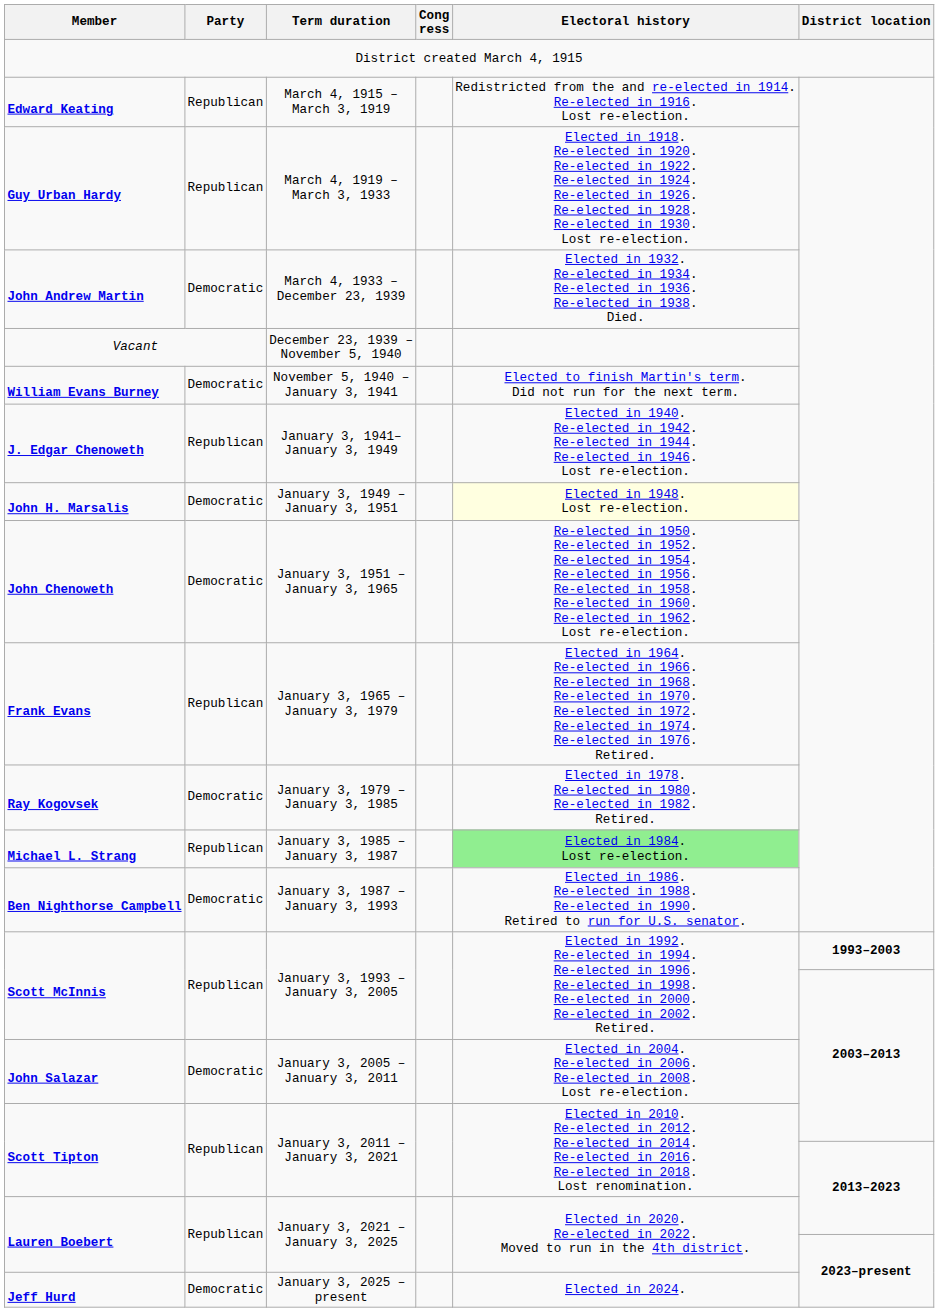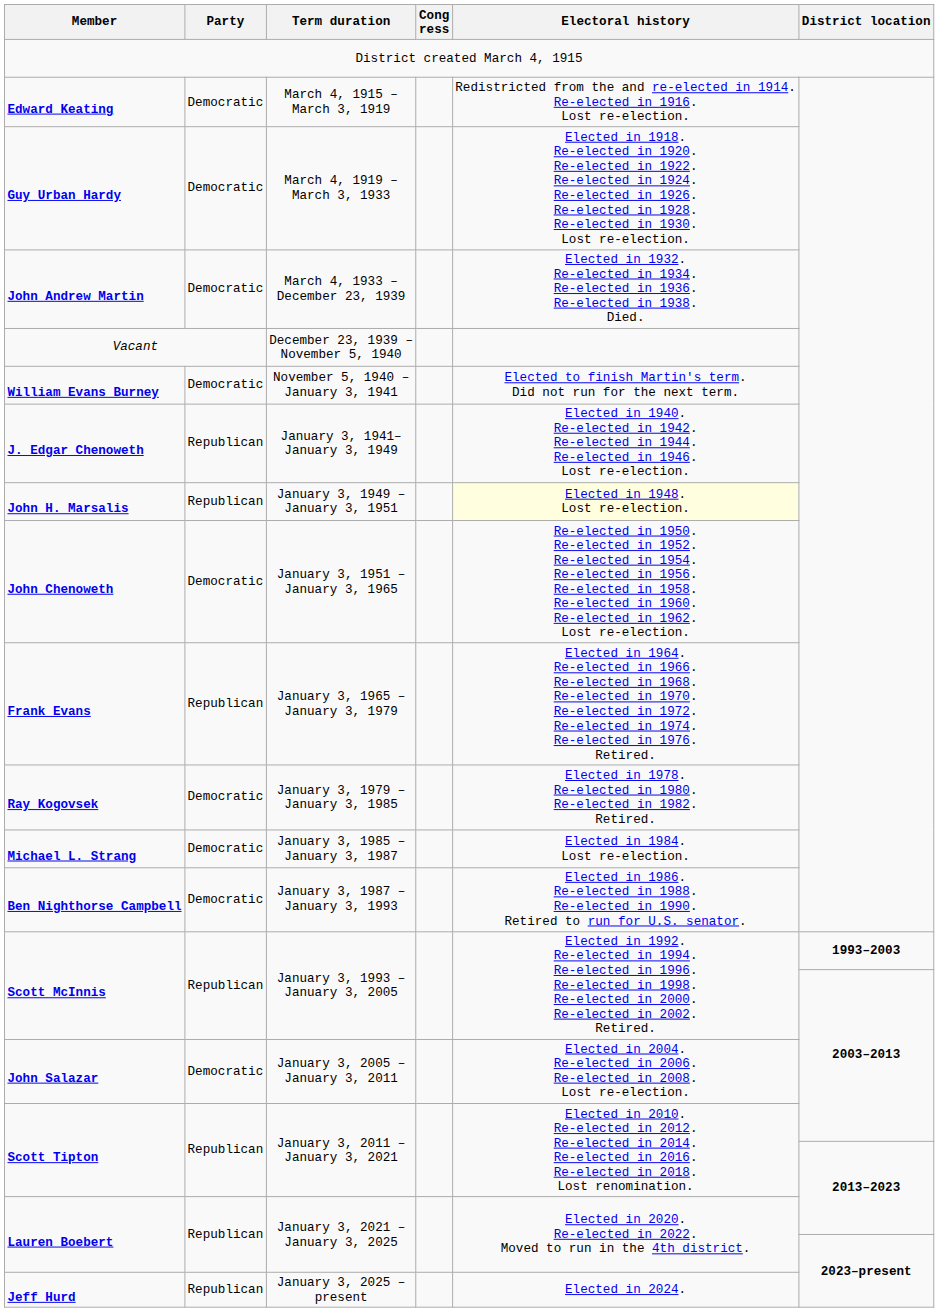(225, 102) Republican -> (225, 102) Democratic
(225, 188) Republican -> (225, 188) Democratic
(225, 502) Democratic -> (225, 502) Republican
(225, 848) Republican -> (225, 848) Democratic
(626, 848) lightgreen background -> (626, 848) no background
(225, 1290) Democratic -> (225, 1290) Republican
